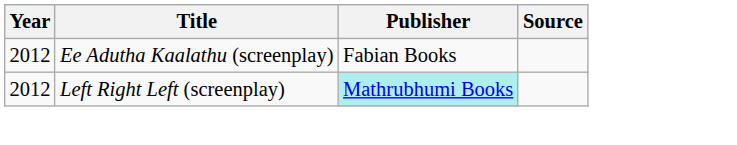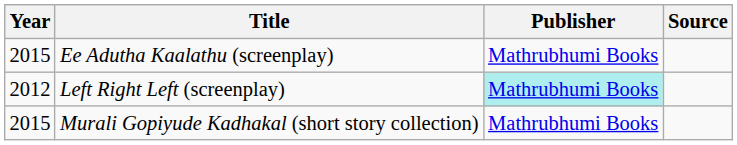(30, 55) 2012 -> (30, 55) 2015
(400, 55) Fabian Books -> (573, 55) Mathrubhumi Books
+ row: (269, 123)
